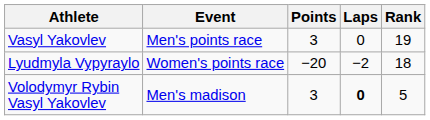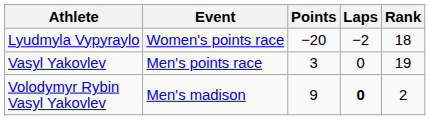rows swapped: (57, 40) <-> (74, 63)
(314, 95) 3 -> (314, 95) 9
(403, 95) 5 -> (403, 95) 2
